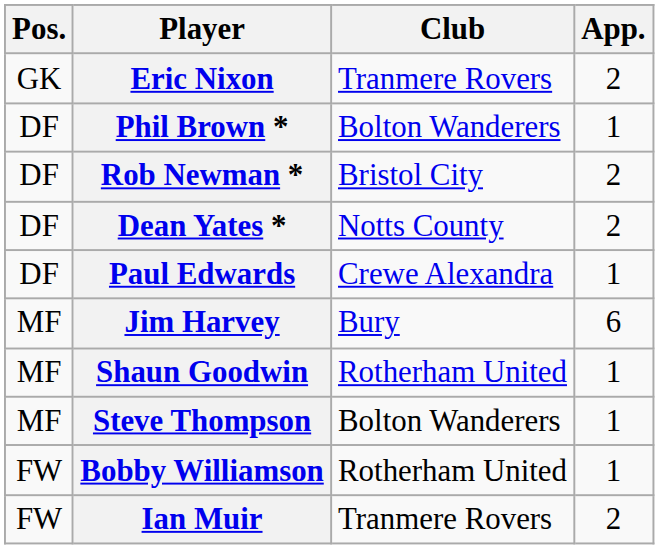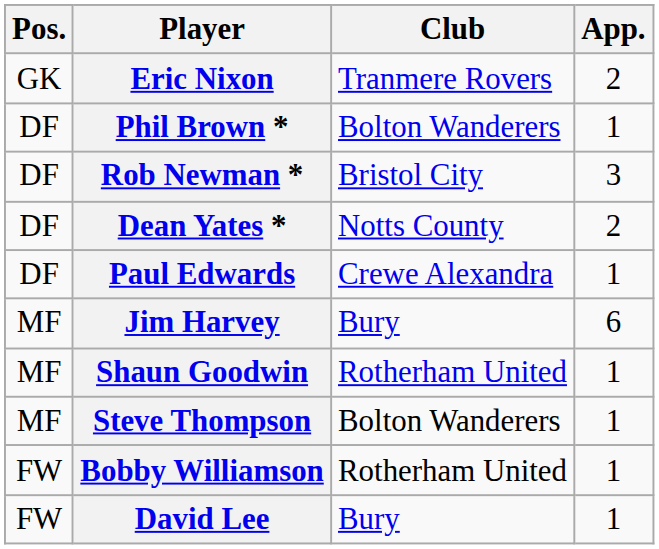(613, 175) 2 -> (613, 175) 3
- row: (202, 518)
+ row: (202, 518)
